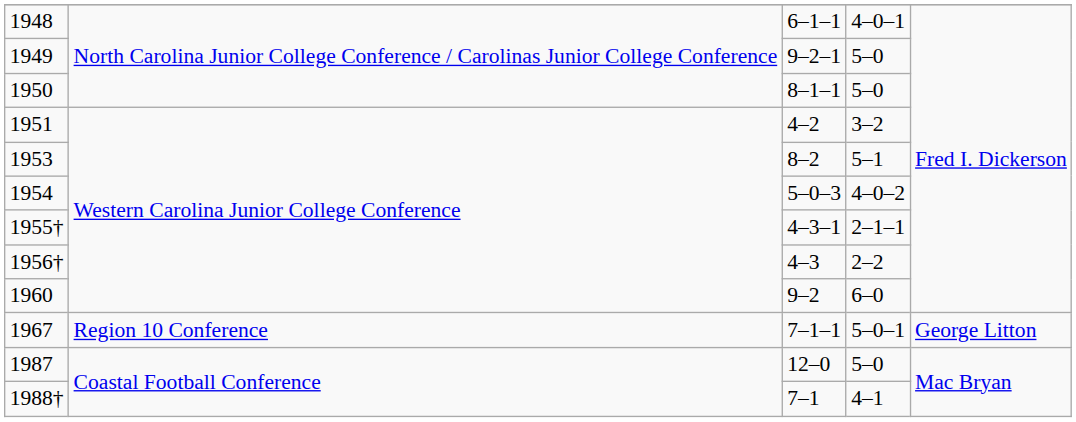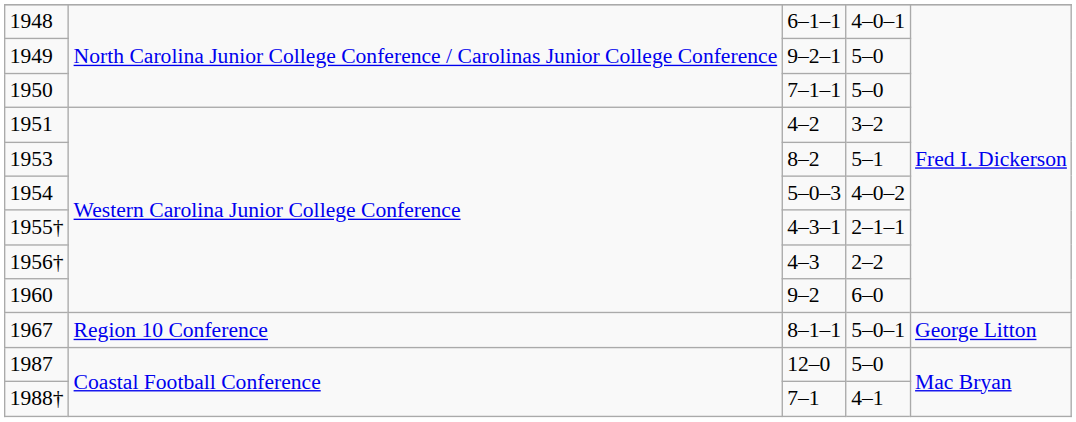(814, 90) 8–1–1 -> (814, 90) 7–1–1
(814, 329) 7–1–1 -> (814, 329) 8–1–1
